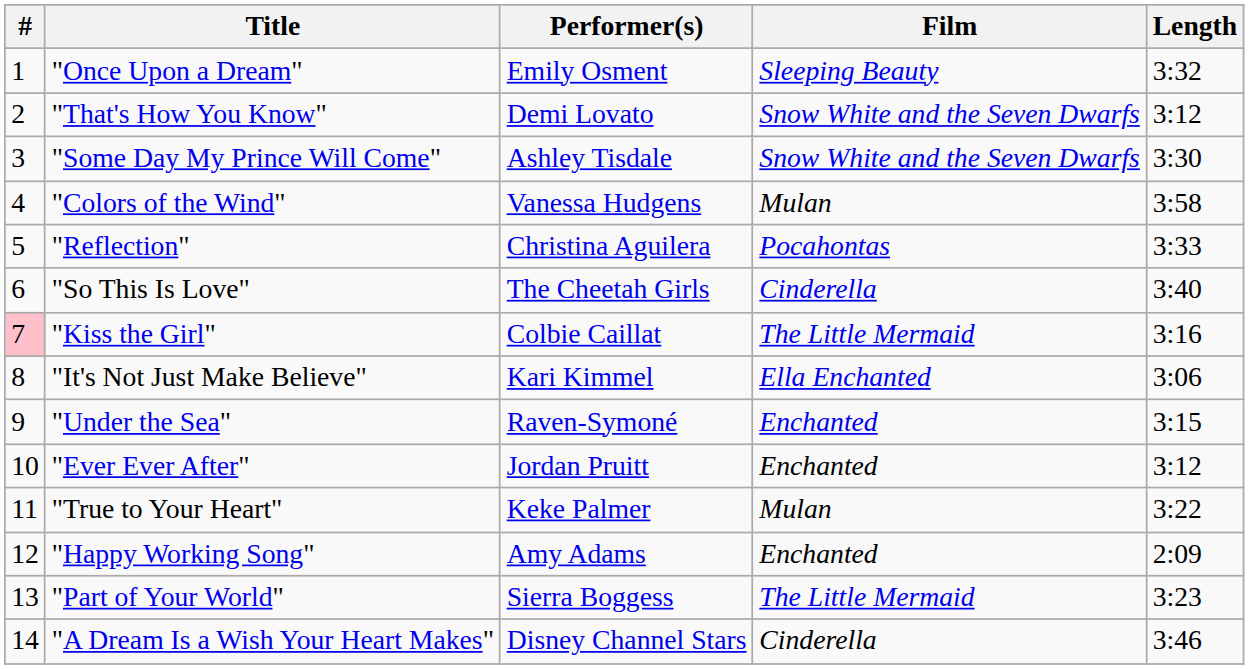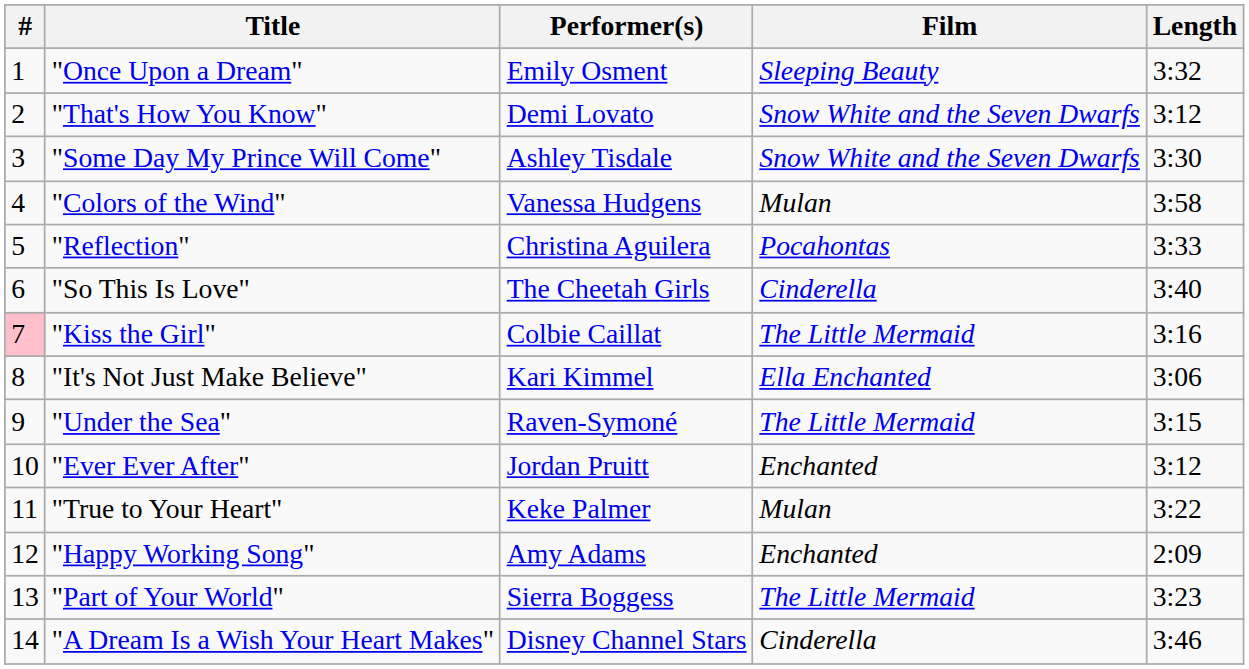(819, 421) Enchanted -> (867, 421) The Little Mermaid
